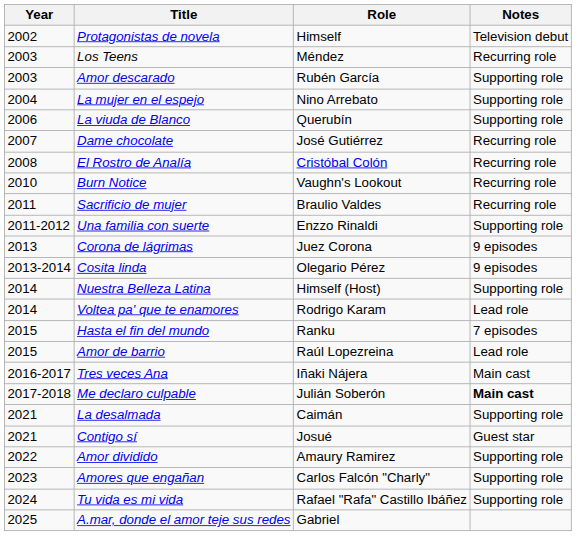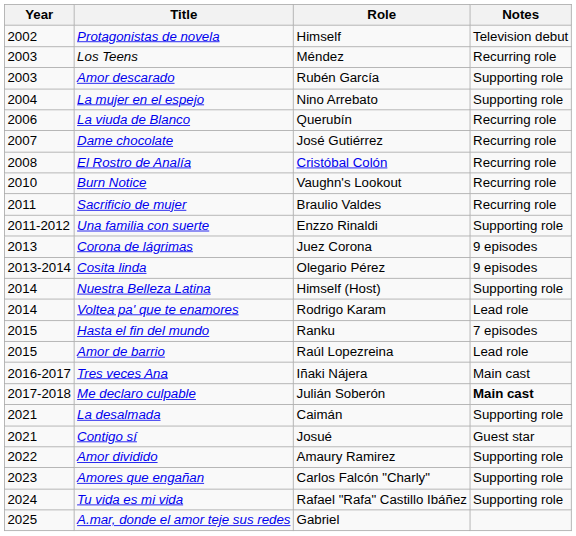(518, 120) Supporting role -> (515, 120) Recurring role
